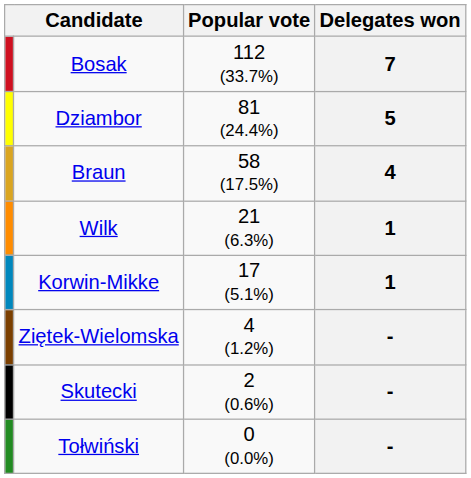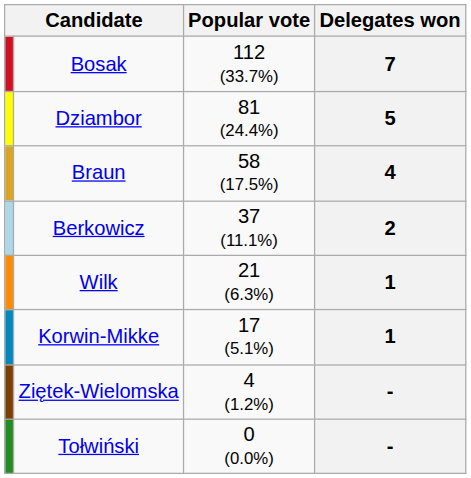+ row: (99, 227)
- row: (99, 391)
